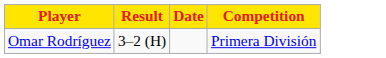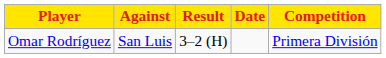+ column: (145, 16)
